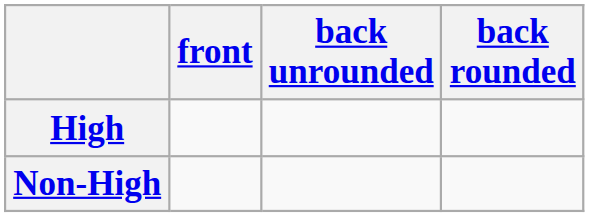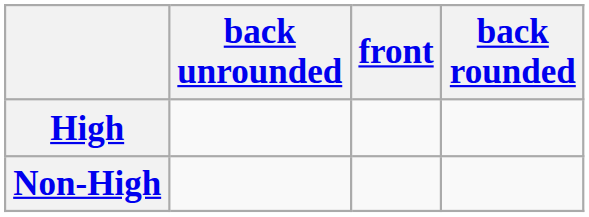columns swapped: (215, 51) <-> (351, 51)
